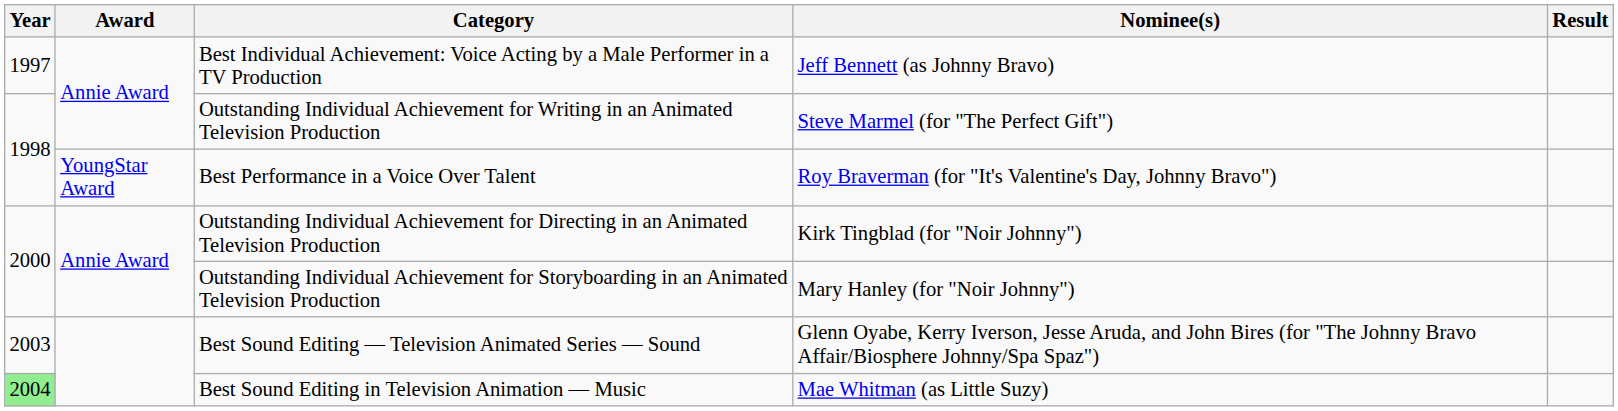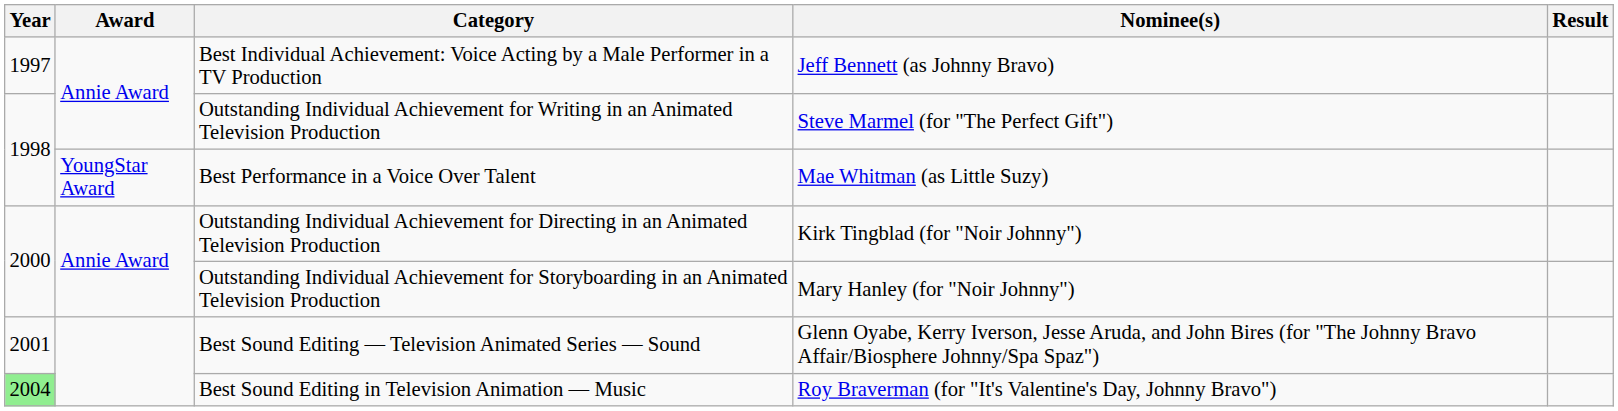(1037, 177) Roy Braverman (for "It's Valentine's Day, Johnny Bravo") -> (923, 177) Mae Whitman (as Little Suzy)
(30, 344) 2003 -> (30, 344) 2001
(923, 389) Mae Whitman (as Little Suzy) -> (1037, 389) Roy Braverman (for "It's Valentine's Day, Johnny Bravo")
